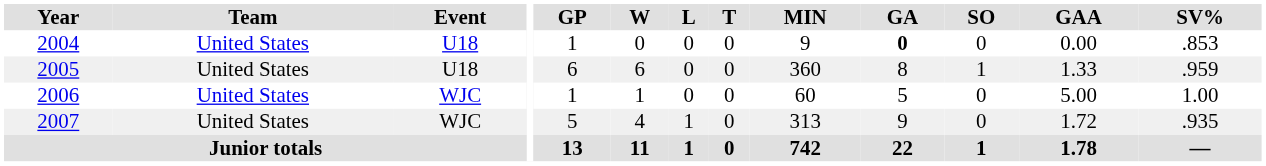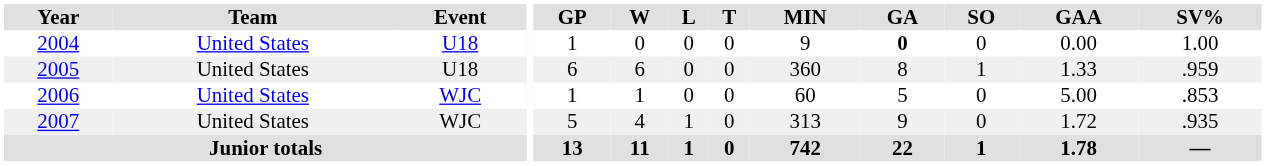(1200, 43) .853 -> (1200, 43) 1.00
(1200, 95) 1.00 -> (1200, 95) .853
